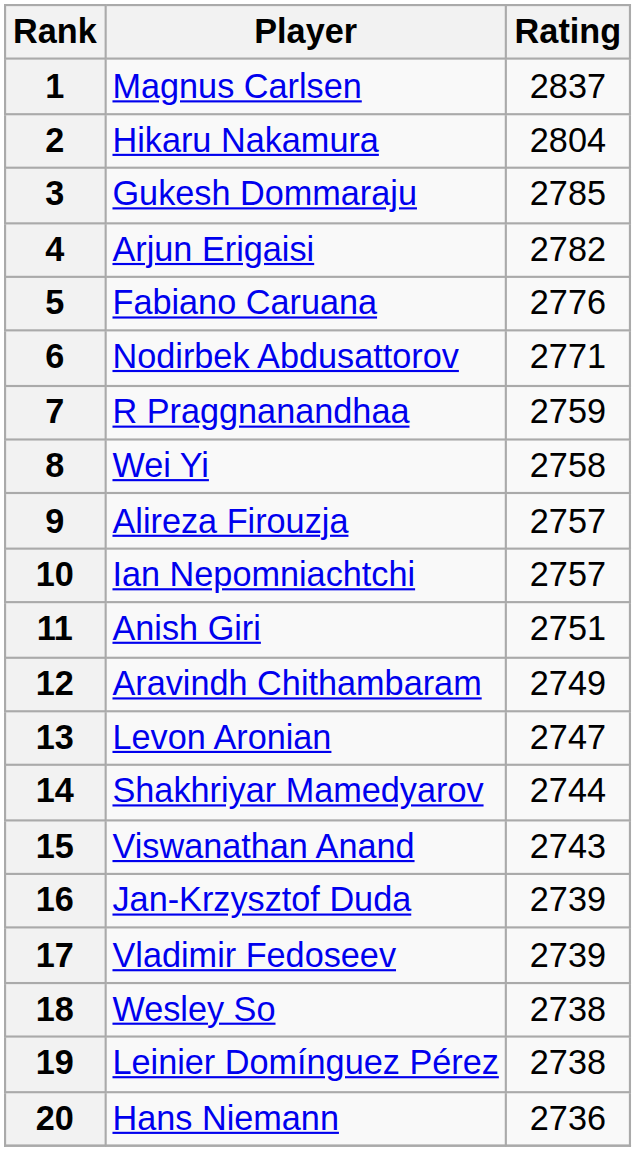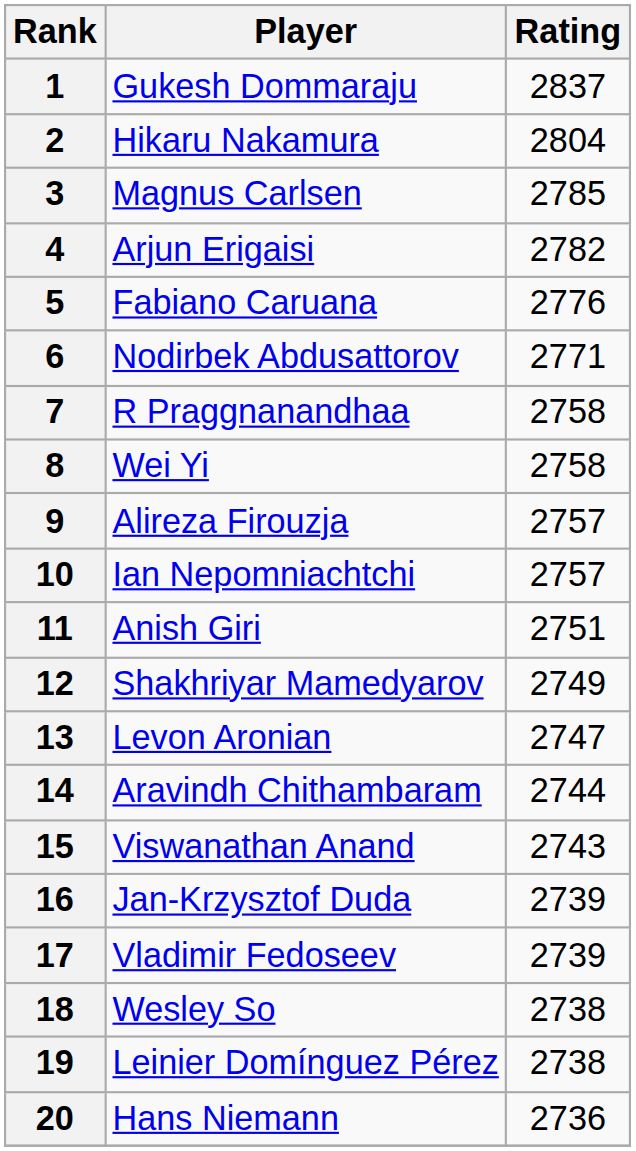(237, 85) Magnus Carlsen -> (265, 85) Gukesh Dommaraju
(265, 194) Gukesh Dommaraju -> (237, 194) Magnus Carlsen
(568, 411) 2759 -> (568, 411) 2758
(297, 683) Aravindh Chithambaram -> (298, 683) Shakhriyar Mamedyarov
(298, 791) Shakhriyar Mamedyarov -> (297, 791) Aravindh Chithambaram
